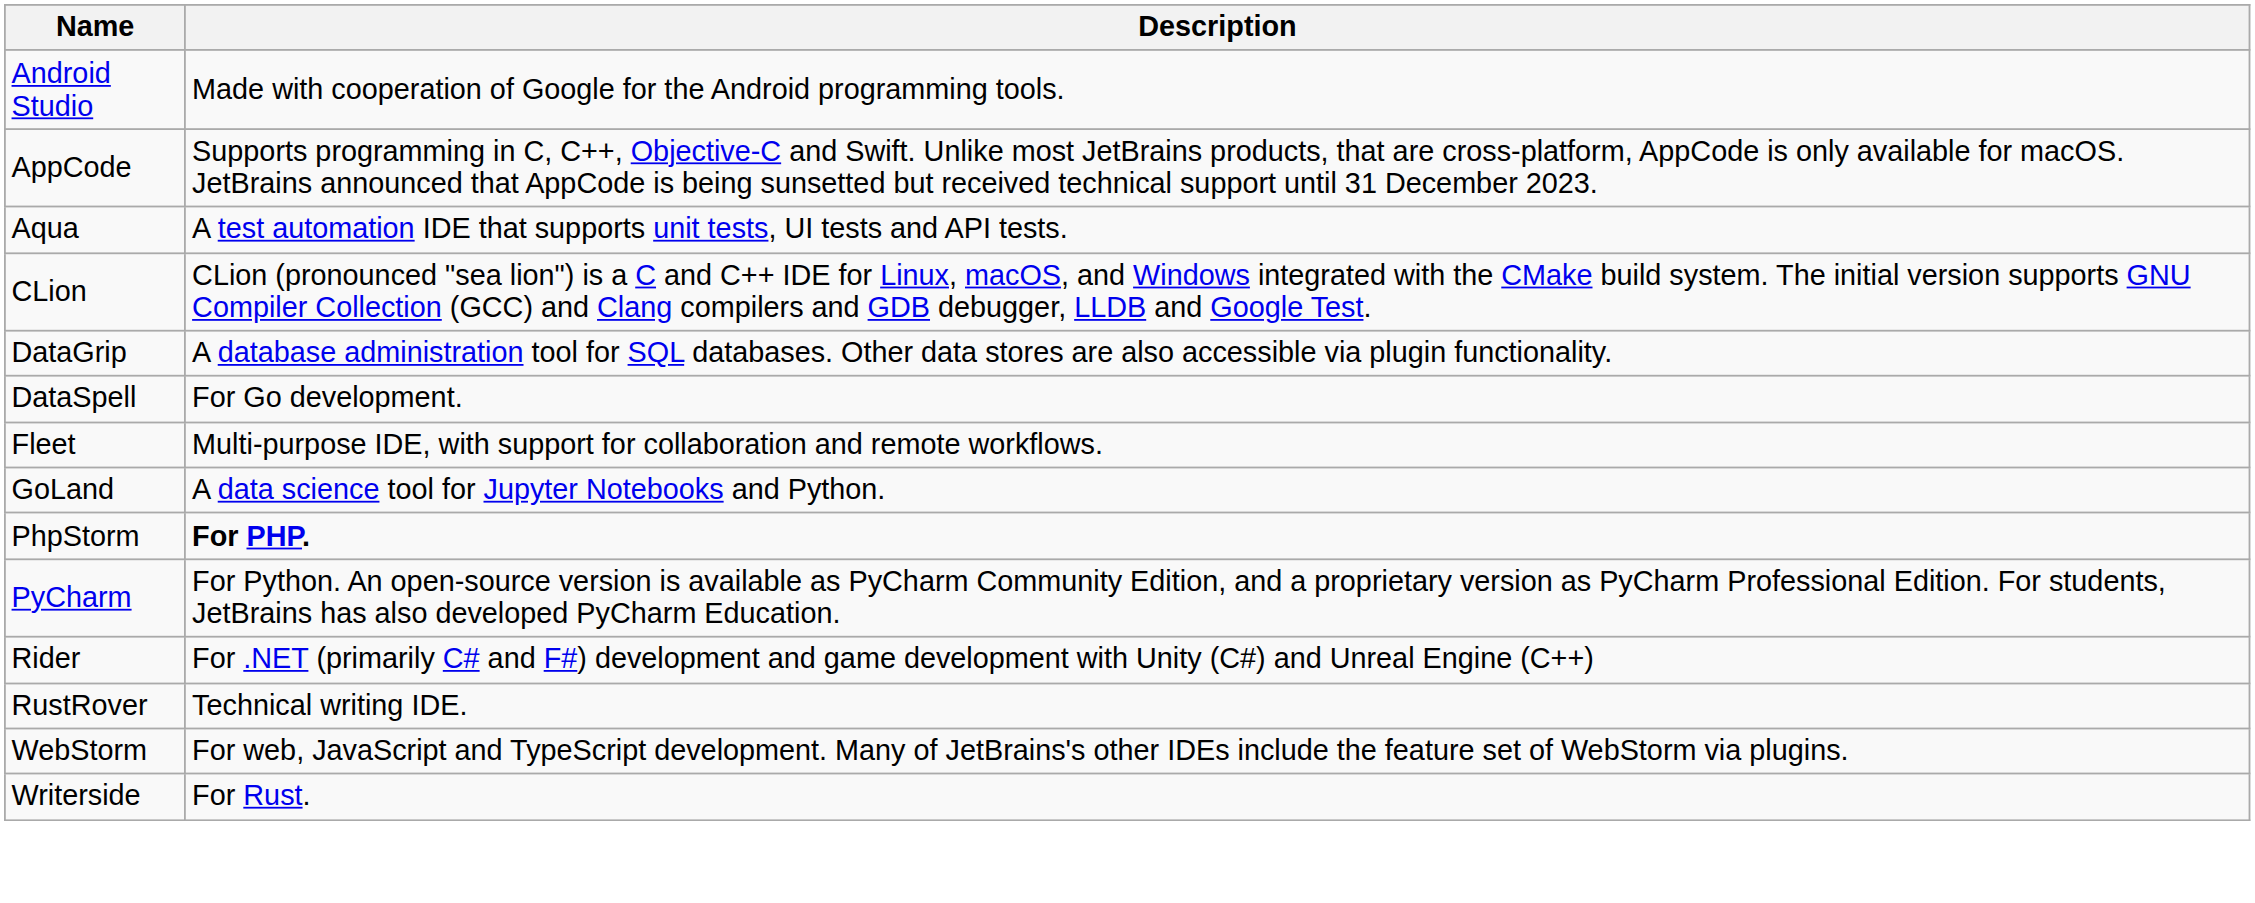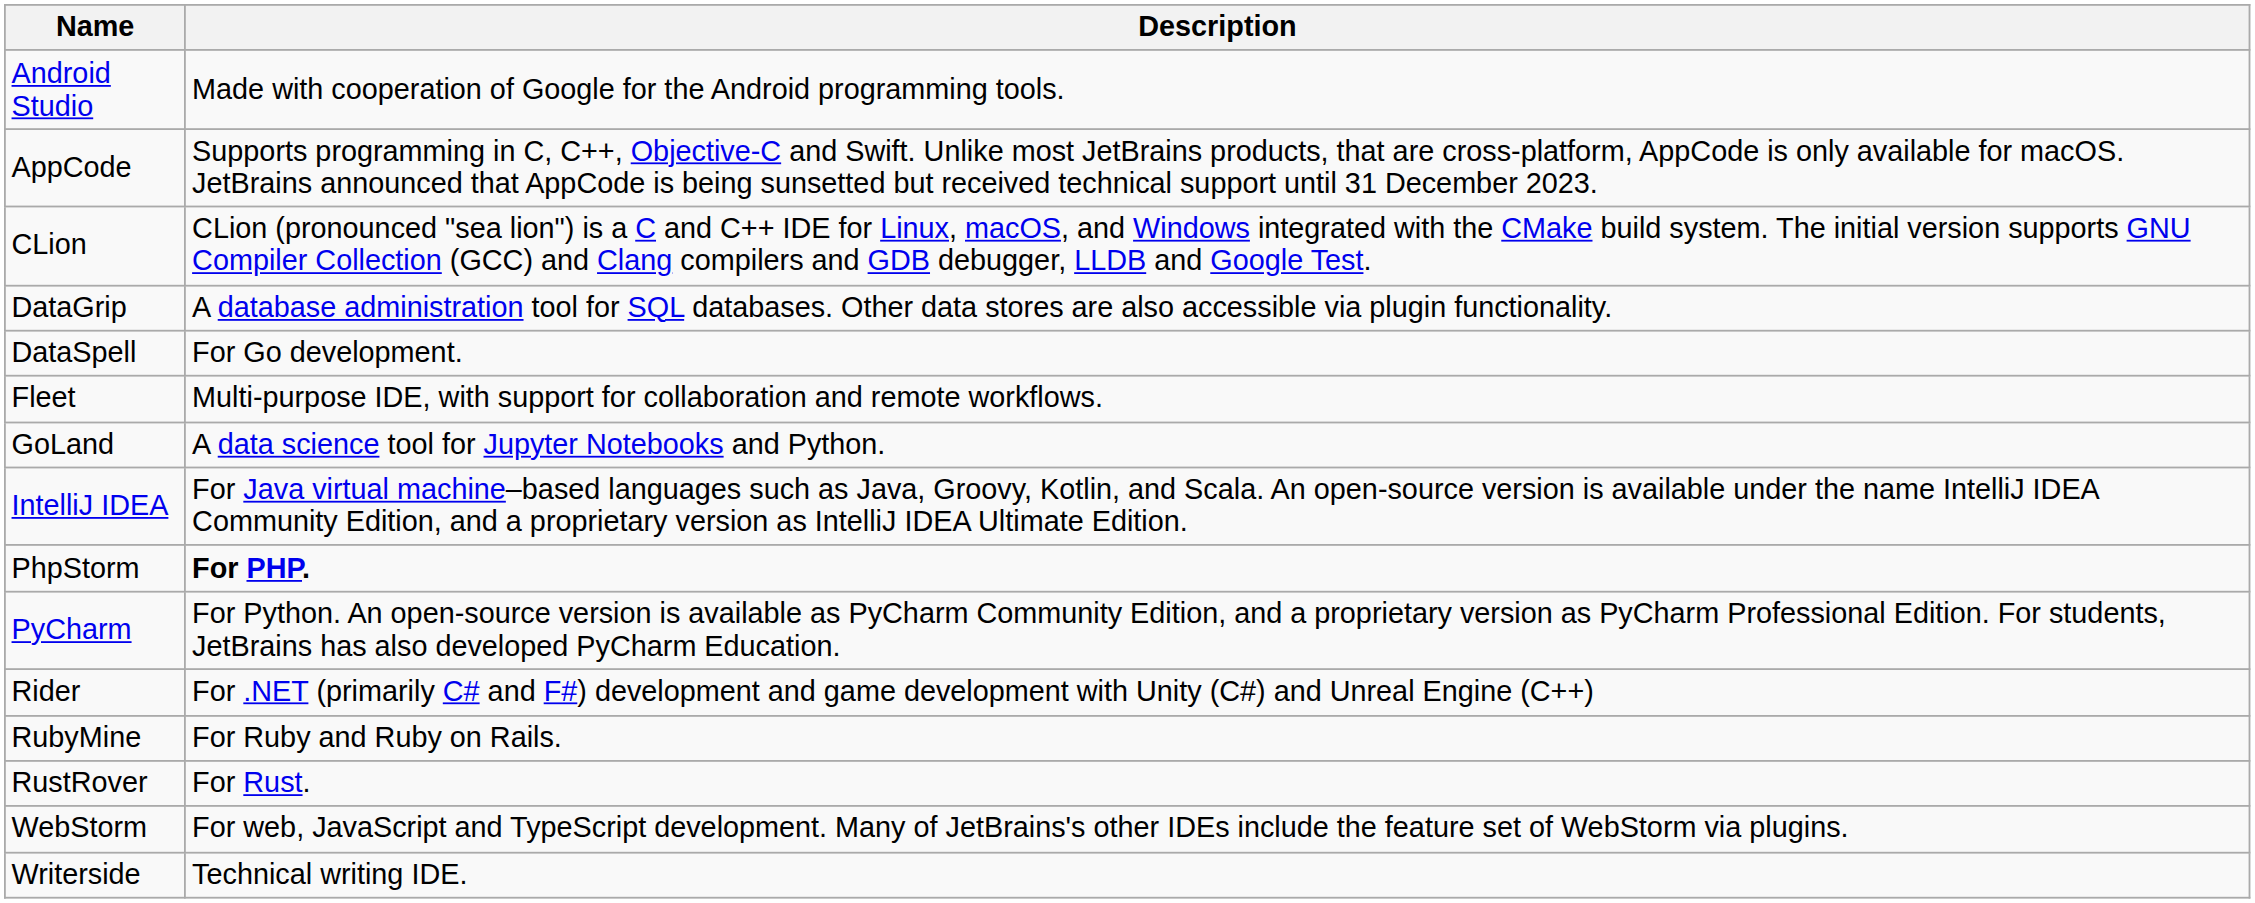- row: (45, 229)
+ row: (90, 506)
+ row: (76, 737)
(330, 705) Technical writing IDE. -> (251, 783) For Rust.
(251, 796) For Rust. -> (330, 874) Technical writing IDE.
